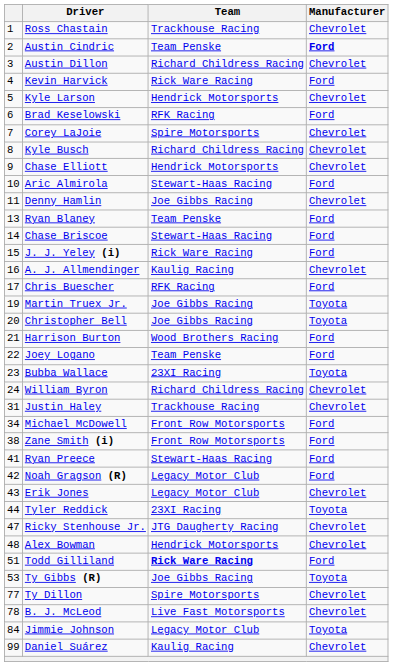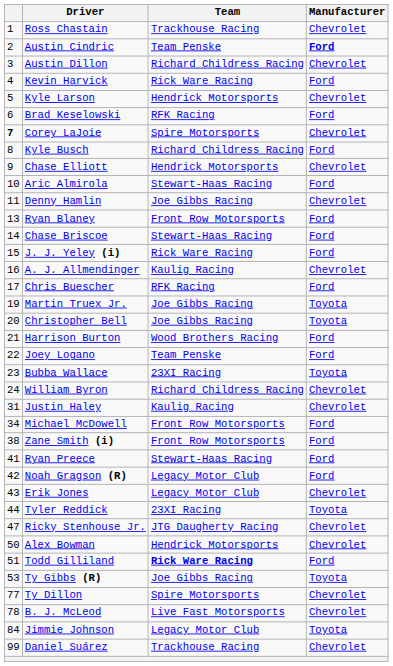(10, 133) normal -> (10, 133) bold
(338, 151) Chevrolet -> (322, 151) Ford
(186, 219) Team Penske -> (218, 219) Front Row Motorsports
(205, 408) Trackhouse Racing -> (192, 408) Kaulig Racing
(13, 545) 48 -> (13, 545) 50
(192, 648) Kaulig Racing -> (205, 648) Trackhouse Racing
